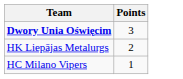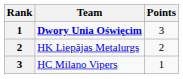+ column: (20, 13)
